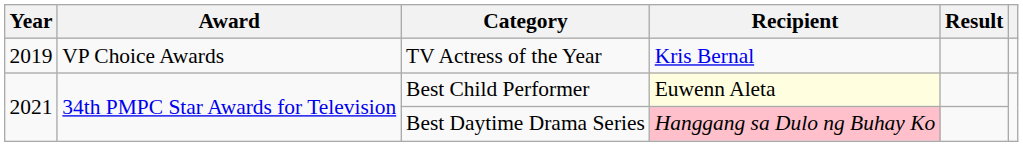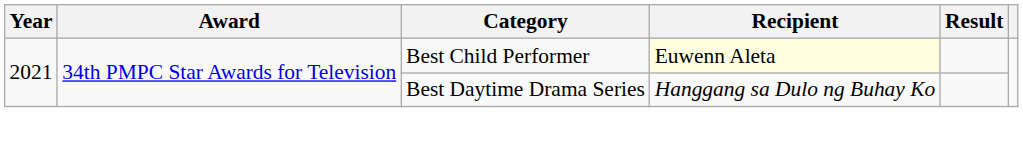- row: (504, 55)
(795, 123) pink background -> (795, 89) no background
